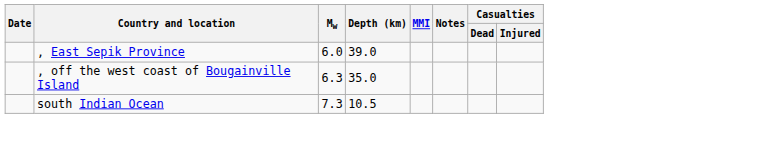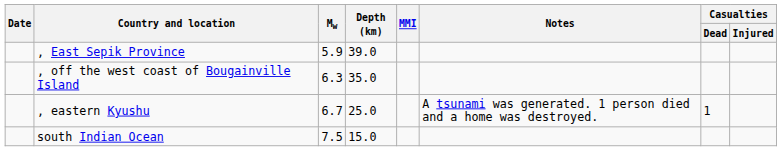(332, 52) 6.0 -> (332, 52) 5.9
+ row: (93, 111)
(332, 104) 7.3 -> (332, 136) 7.5
(362, 104) 10.5 -> (362, 136) 15.0
